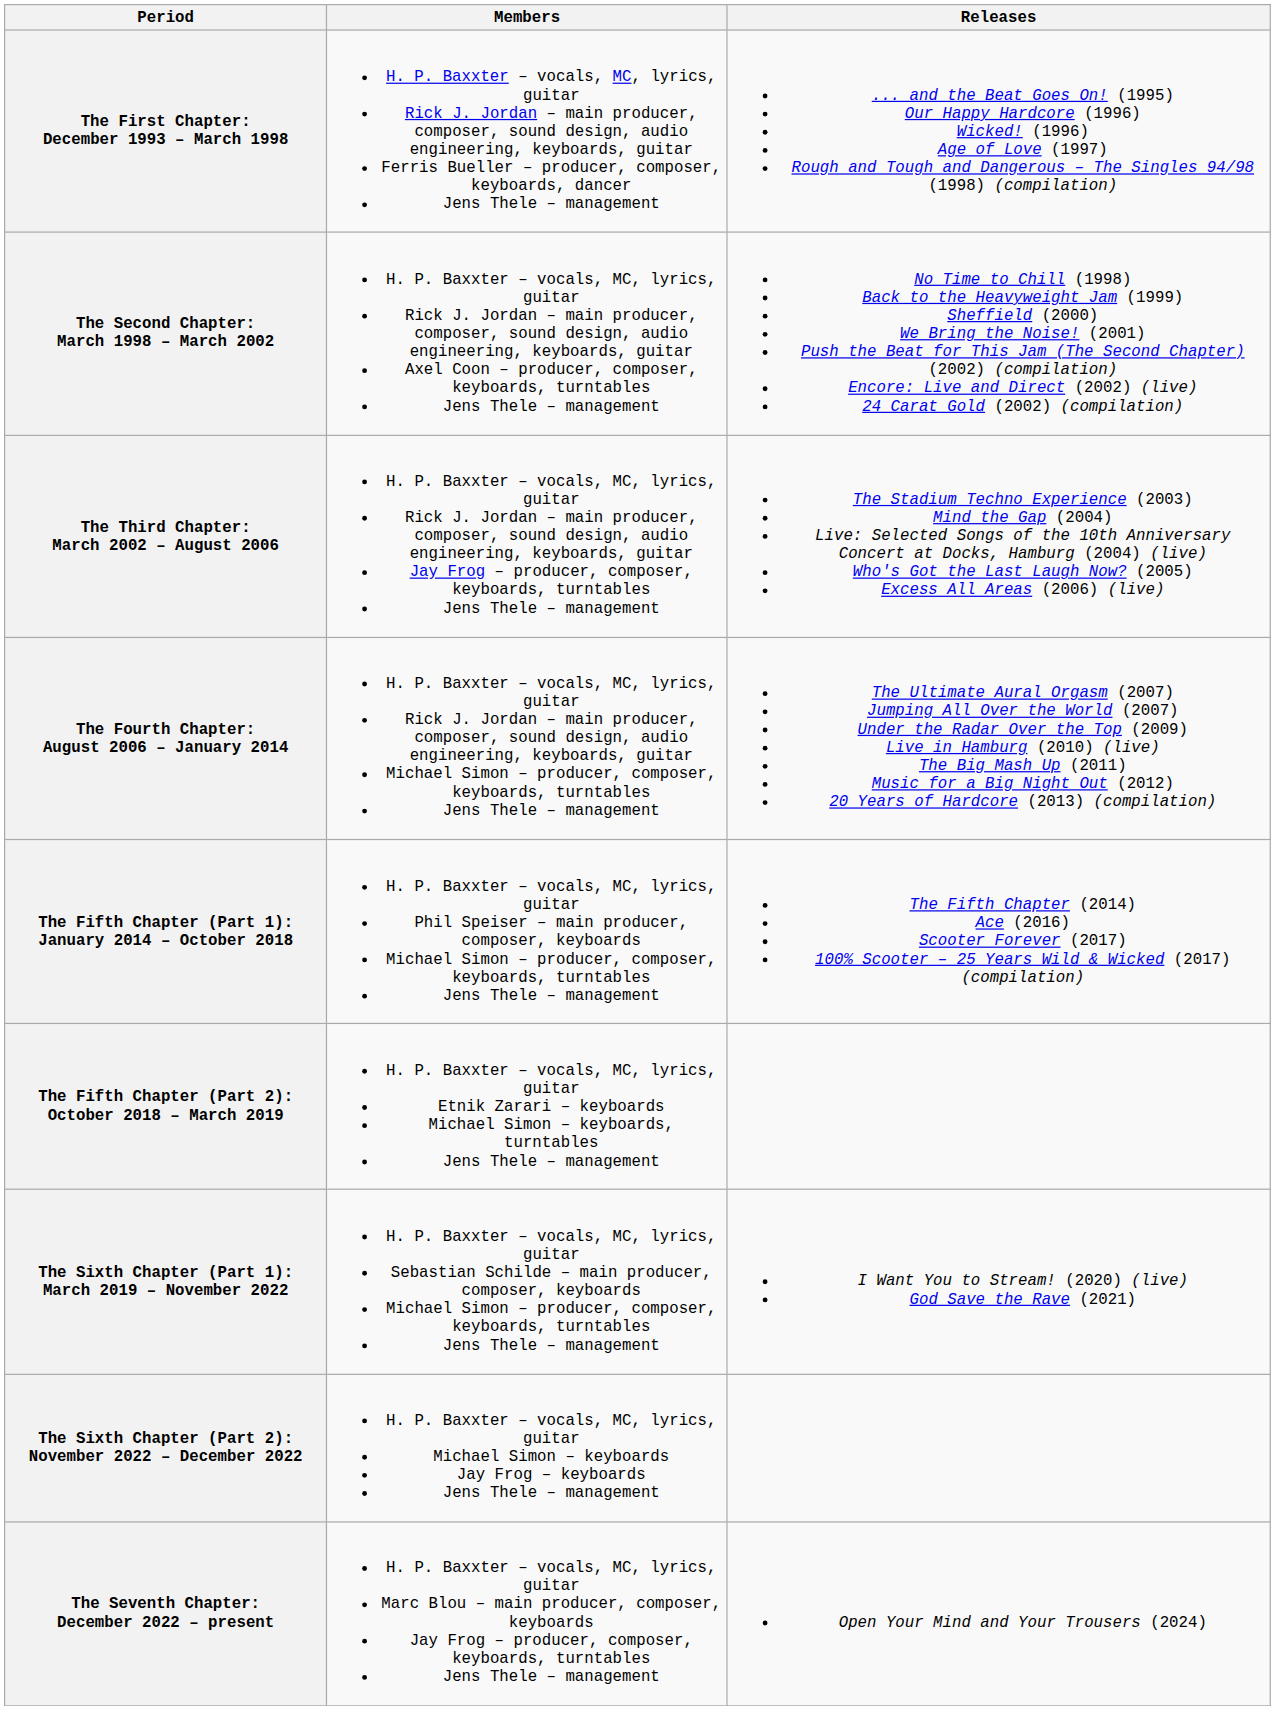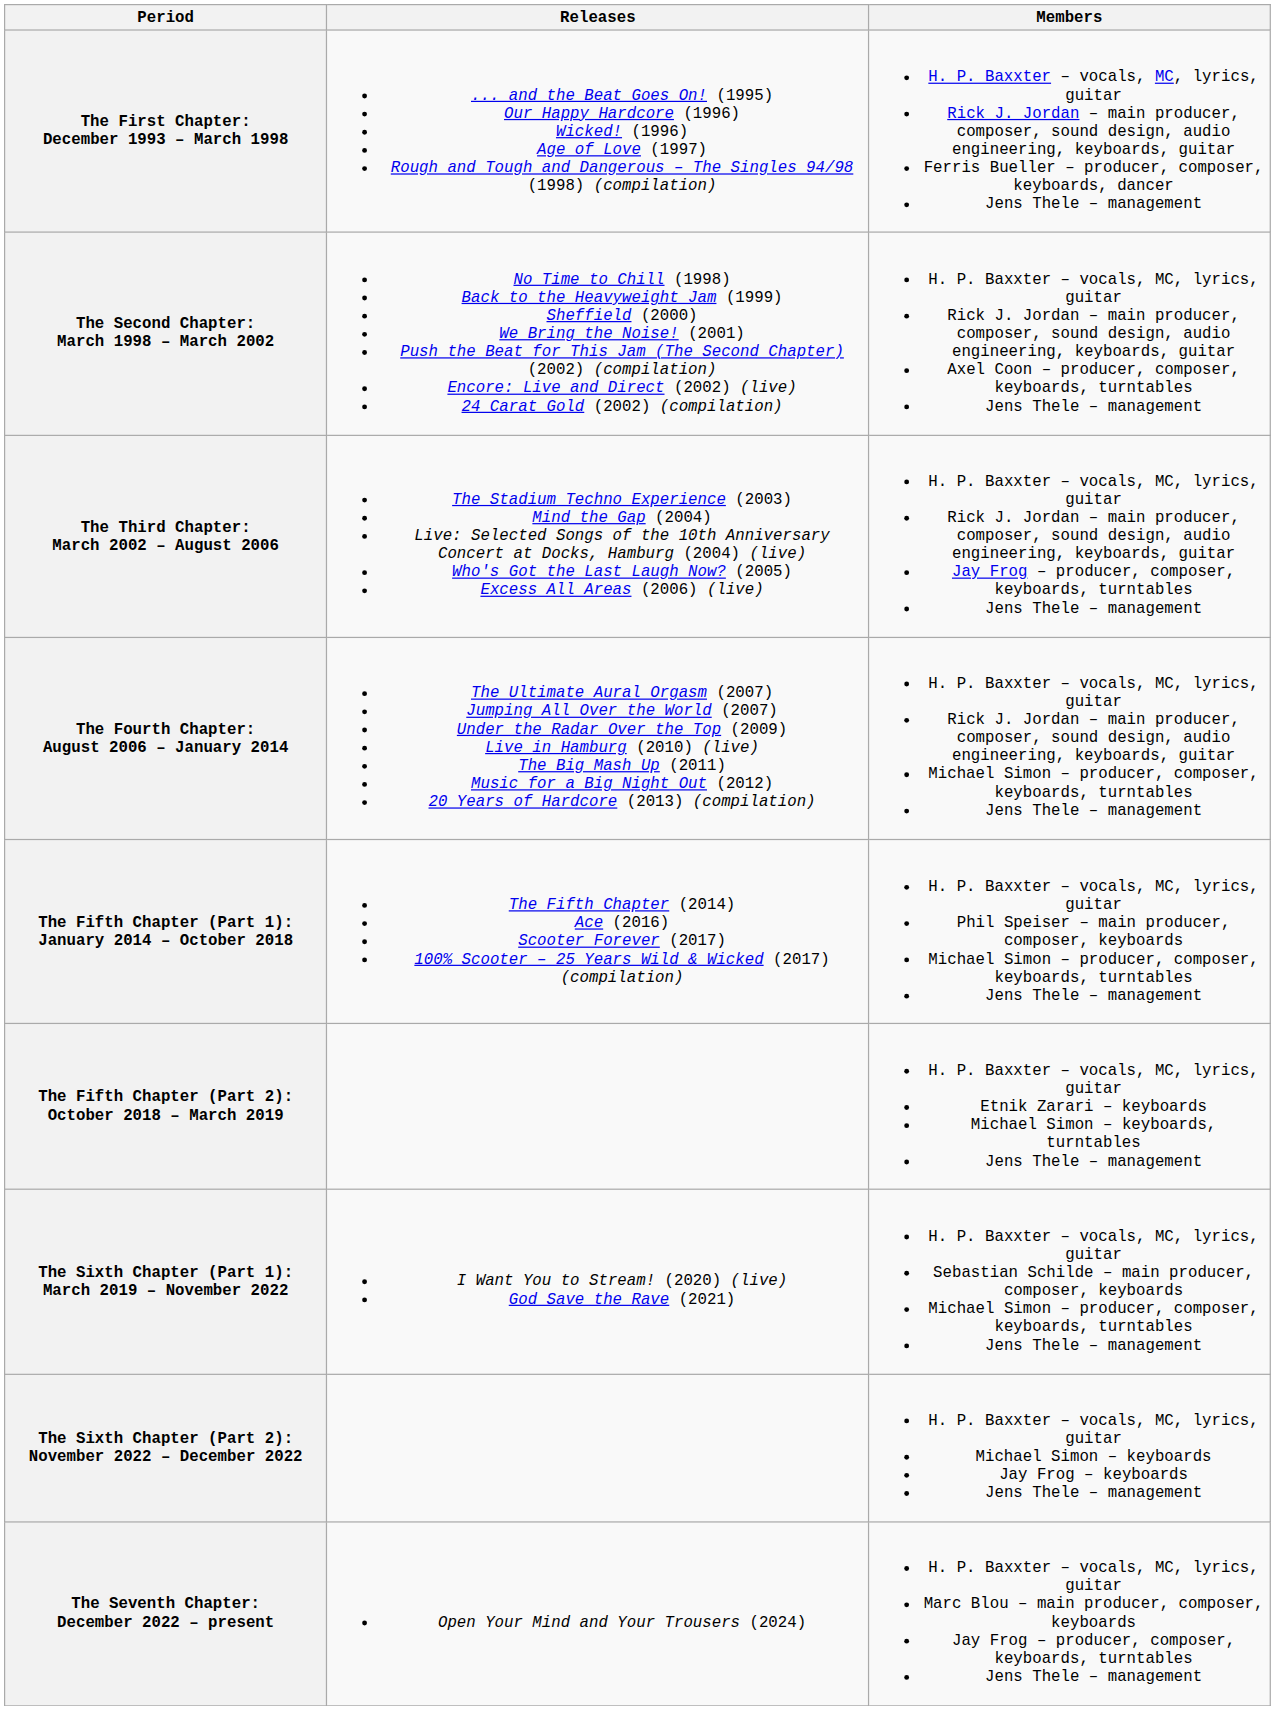columns swapped: (527, 17) <-> (999, 17)
